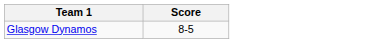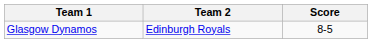+ column: (213, 13)
